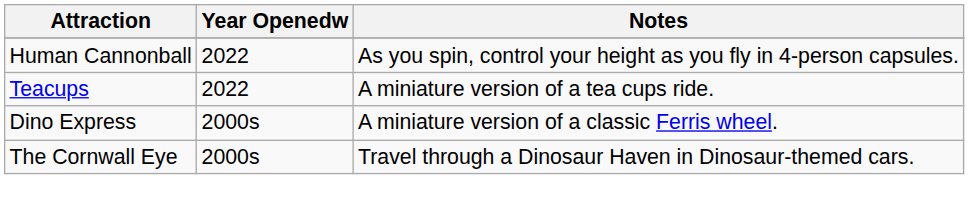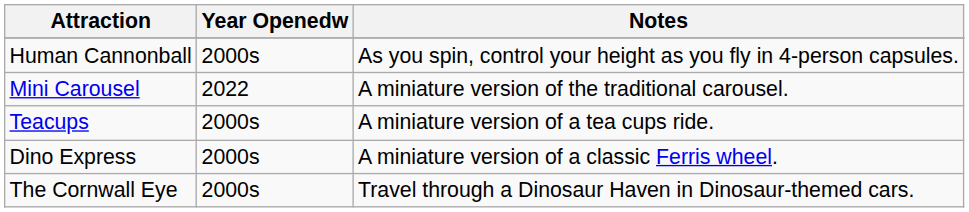(225, 55) 2022 -> (231, 55) 2000s
+ row: (75, 88)
(225, 88) 2022 -> (231, 122) 2000s
